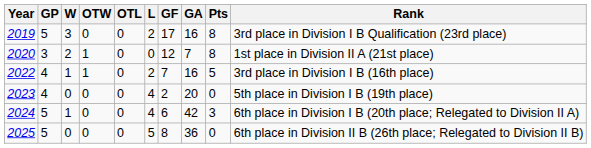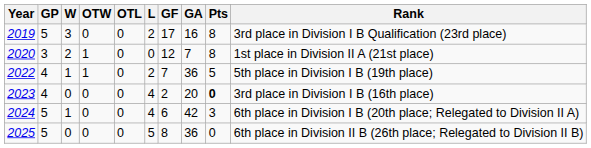(191, 73) 16 -> (191, 73) 36
(334, 73) 3rd place in Division I B (16th place) -> (333, 73) 5th place in Division I B (19th place)
(212, 93) normal -> (212, 93) bold
(333, 93) 5th place in Division I B (19th place) -> (334, 93) 3rd place in Division I B (16th place)
